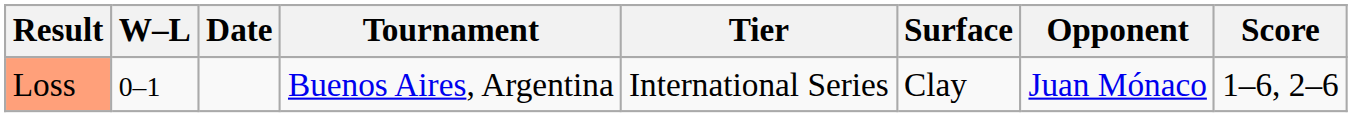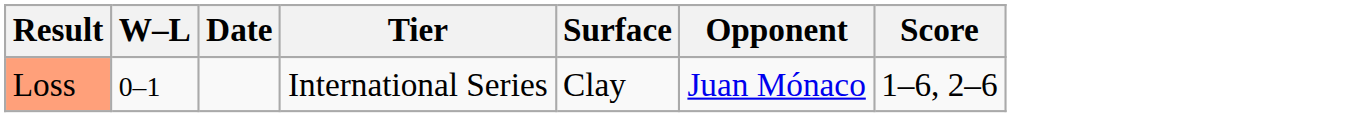- column: (451, 30)
